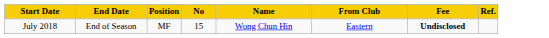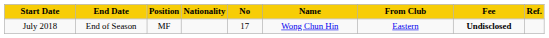+ column: (204, 12)
(199, 26) 15 -> (245, 26) 17
